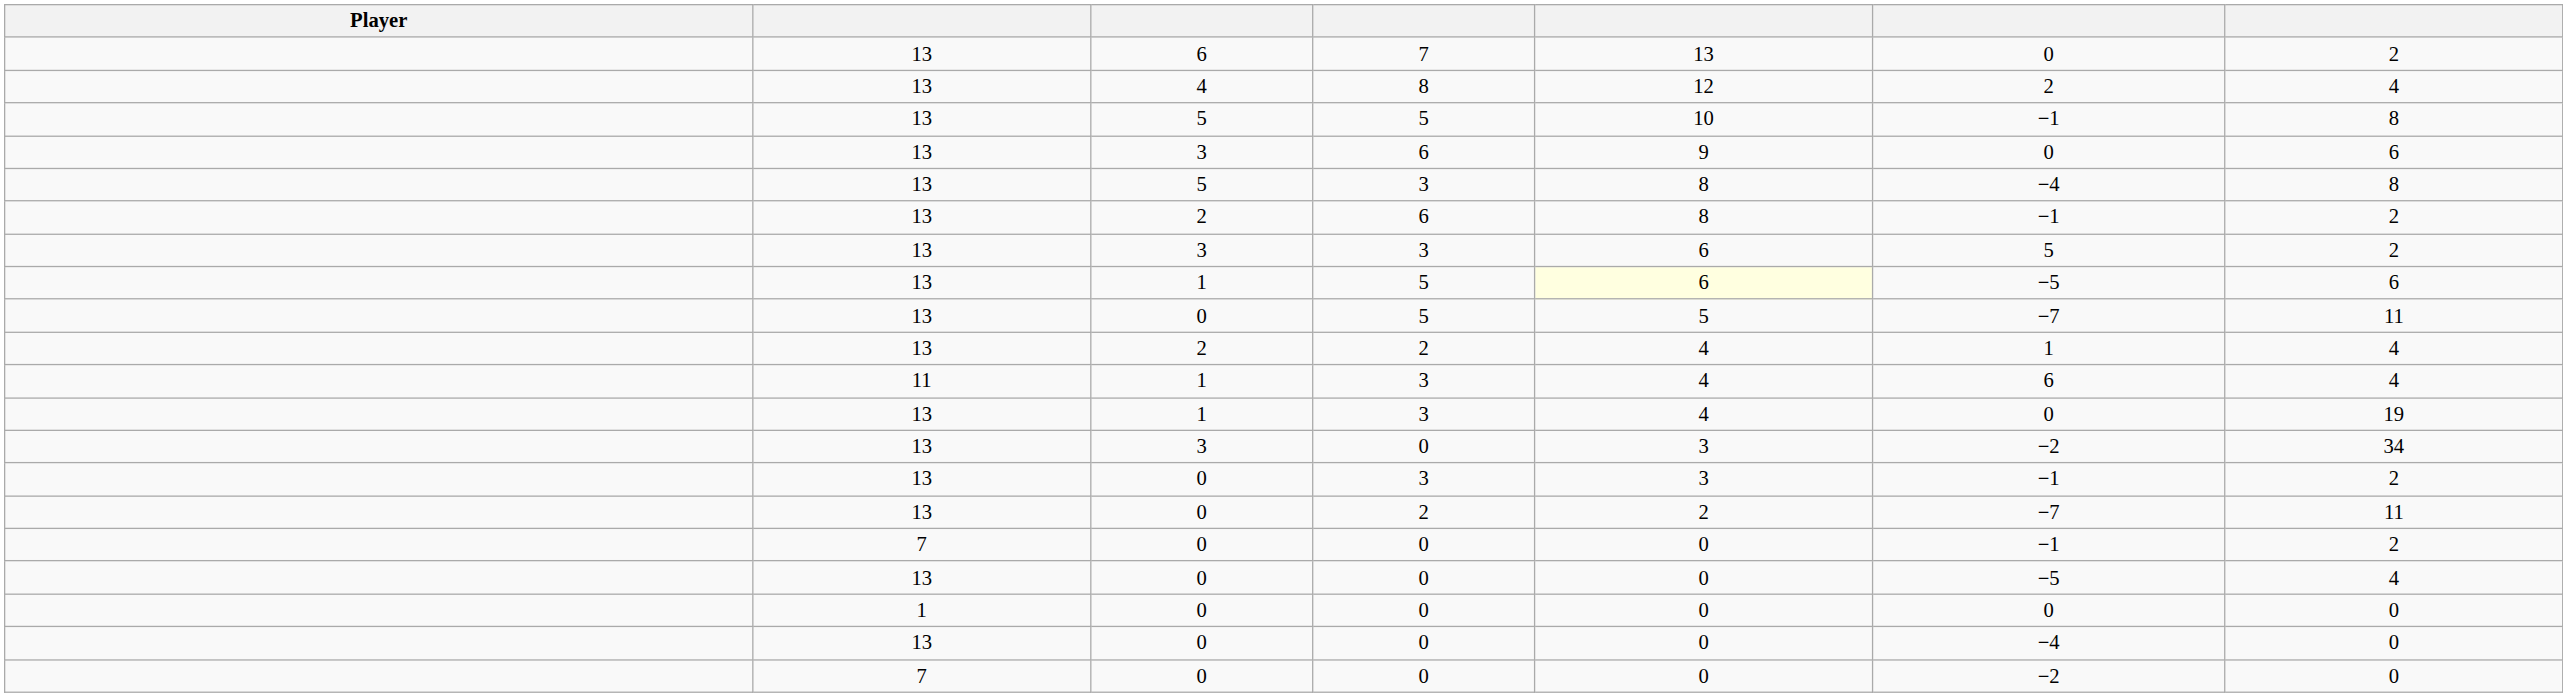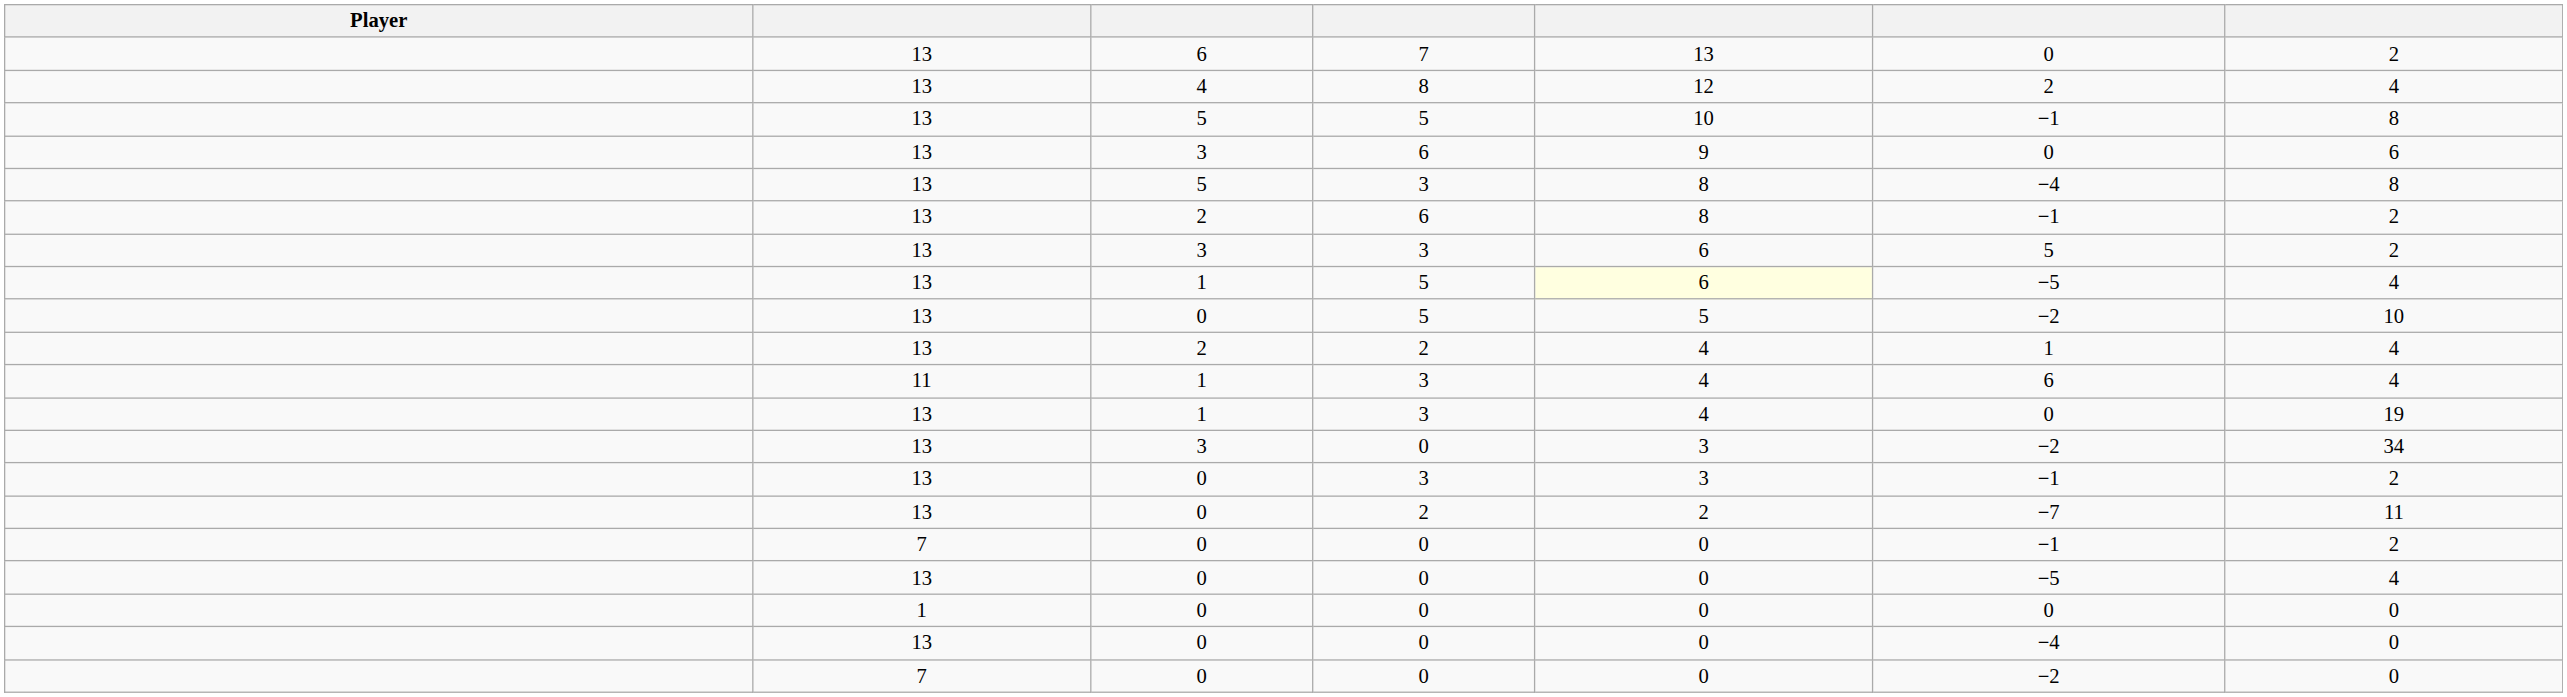(2394, 282) 6 -> (2394, 282) 4
(2049, 315) −7 -> (2049, 315) −2
(2394, 315) 11 -> (2394, 315) 10
